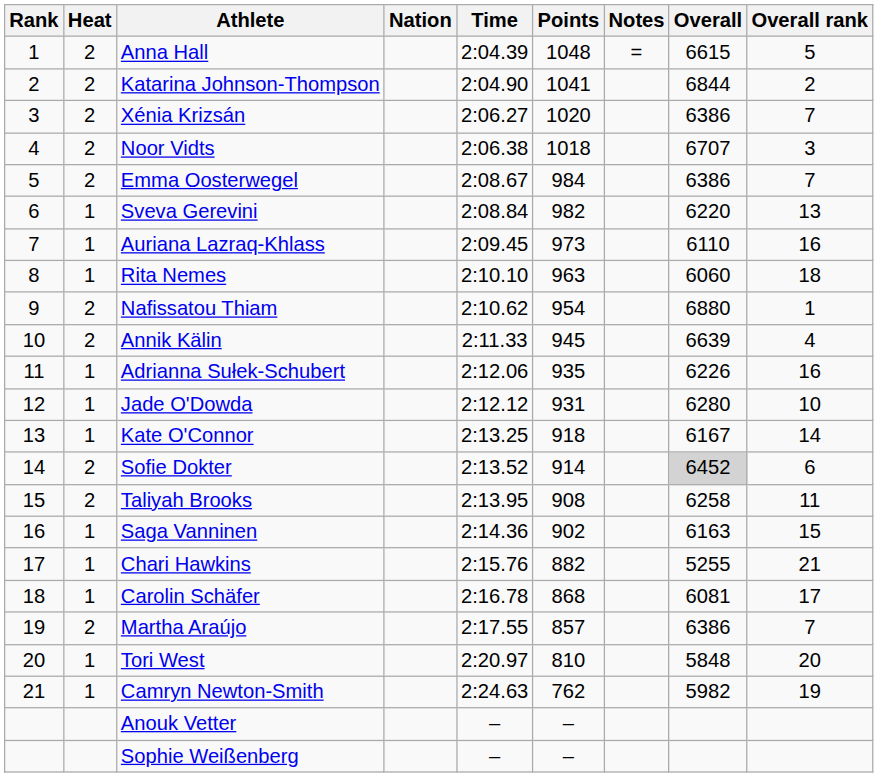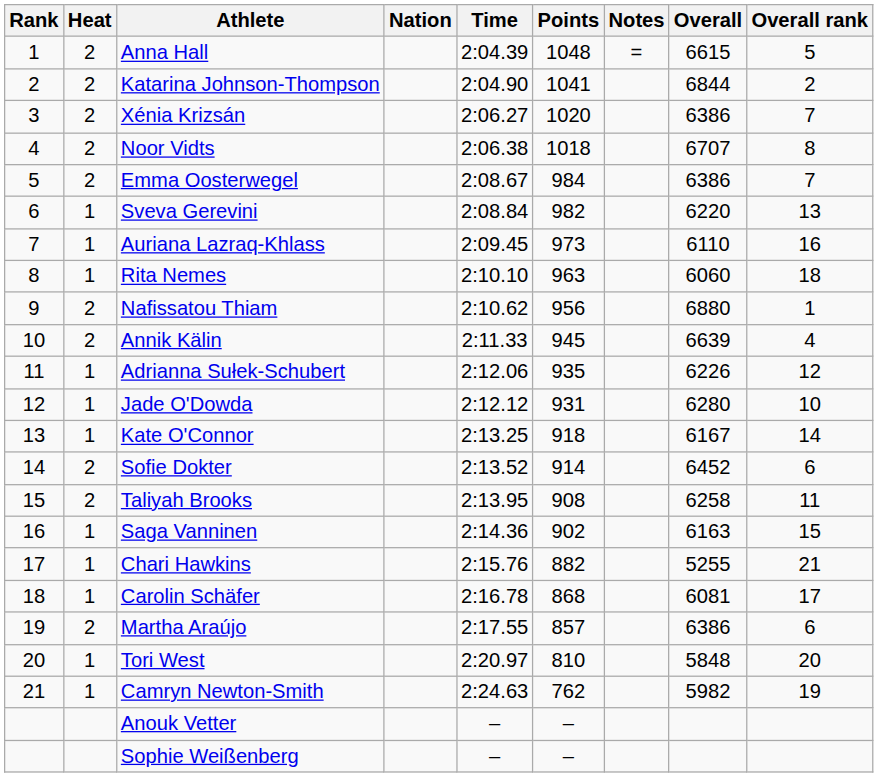(810, 148) 3 -> (810, 148) 8
(568, 308) 954 -> (568, 308) 956
(810, 372) 16 -> (810, 372) 12
(708, 468) lightgrey background -> (708, 468) no background
(810, 627) 7 -> (810, 627) 6
